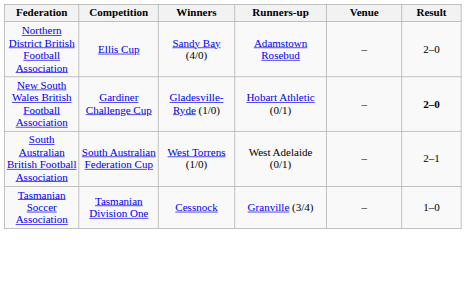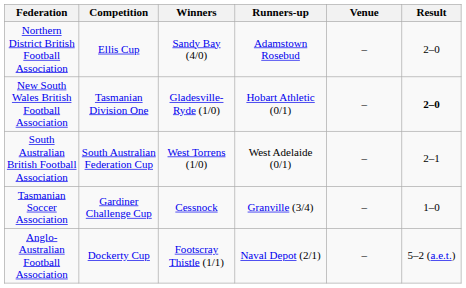(119, 104) Gardiner Challenge Cup -> (119, 104) Tasmanian Division One
(119, 207) Tasmanian Division One -> (119, 207) Gardiner Challenge Cup
+ row: (42, 256)
